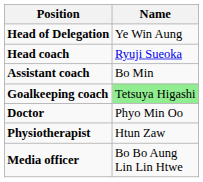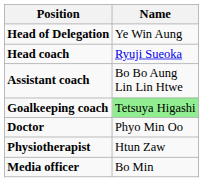(134, 73) Bo Min -> (149, 80) Bo Bo Aung Lin Lin Htwe
(149, 159) Bo Bo Aung Lin Lin Htwe -> (134, 166) Bo Min
